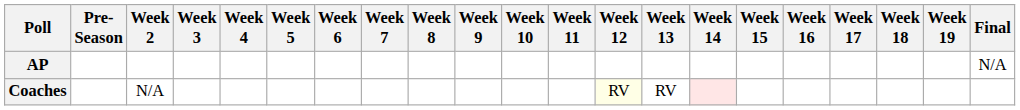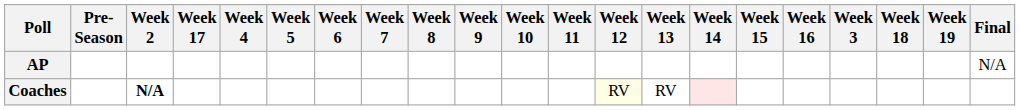columns swapped: (197, 28) <-> (853, 28)
(150, 91) normal -> (150, 91) bold
